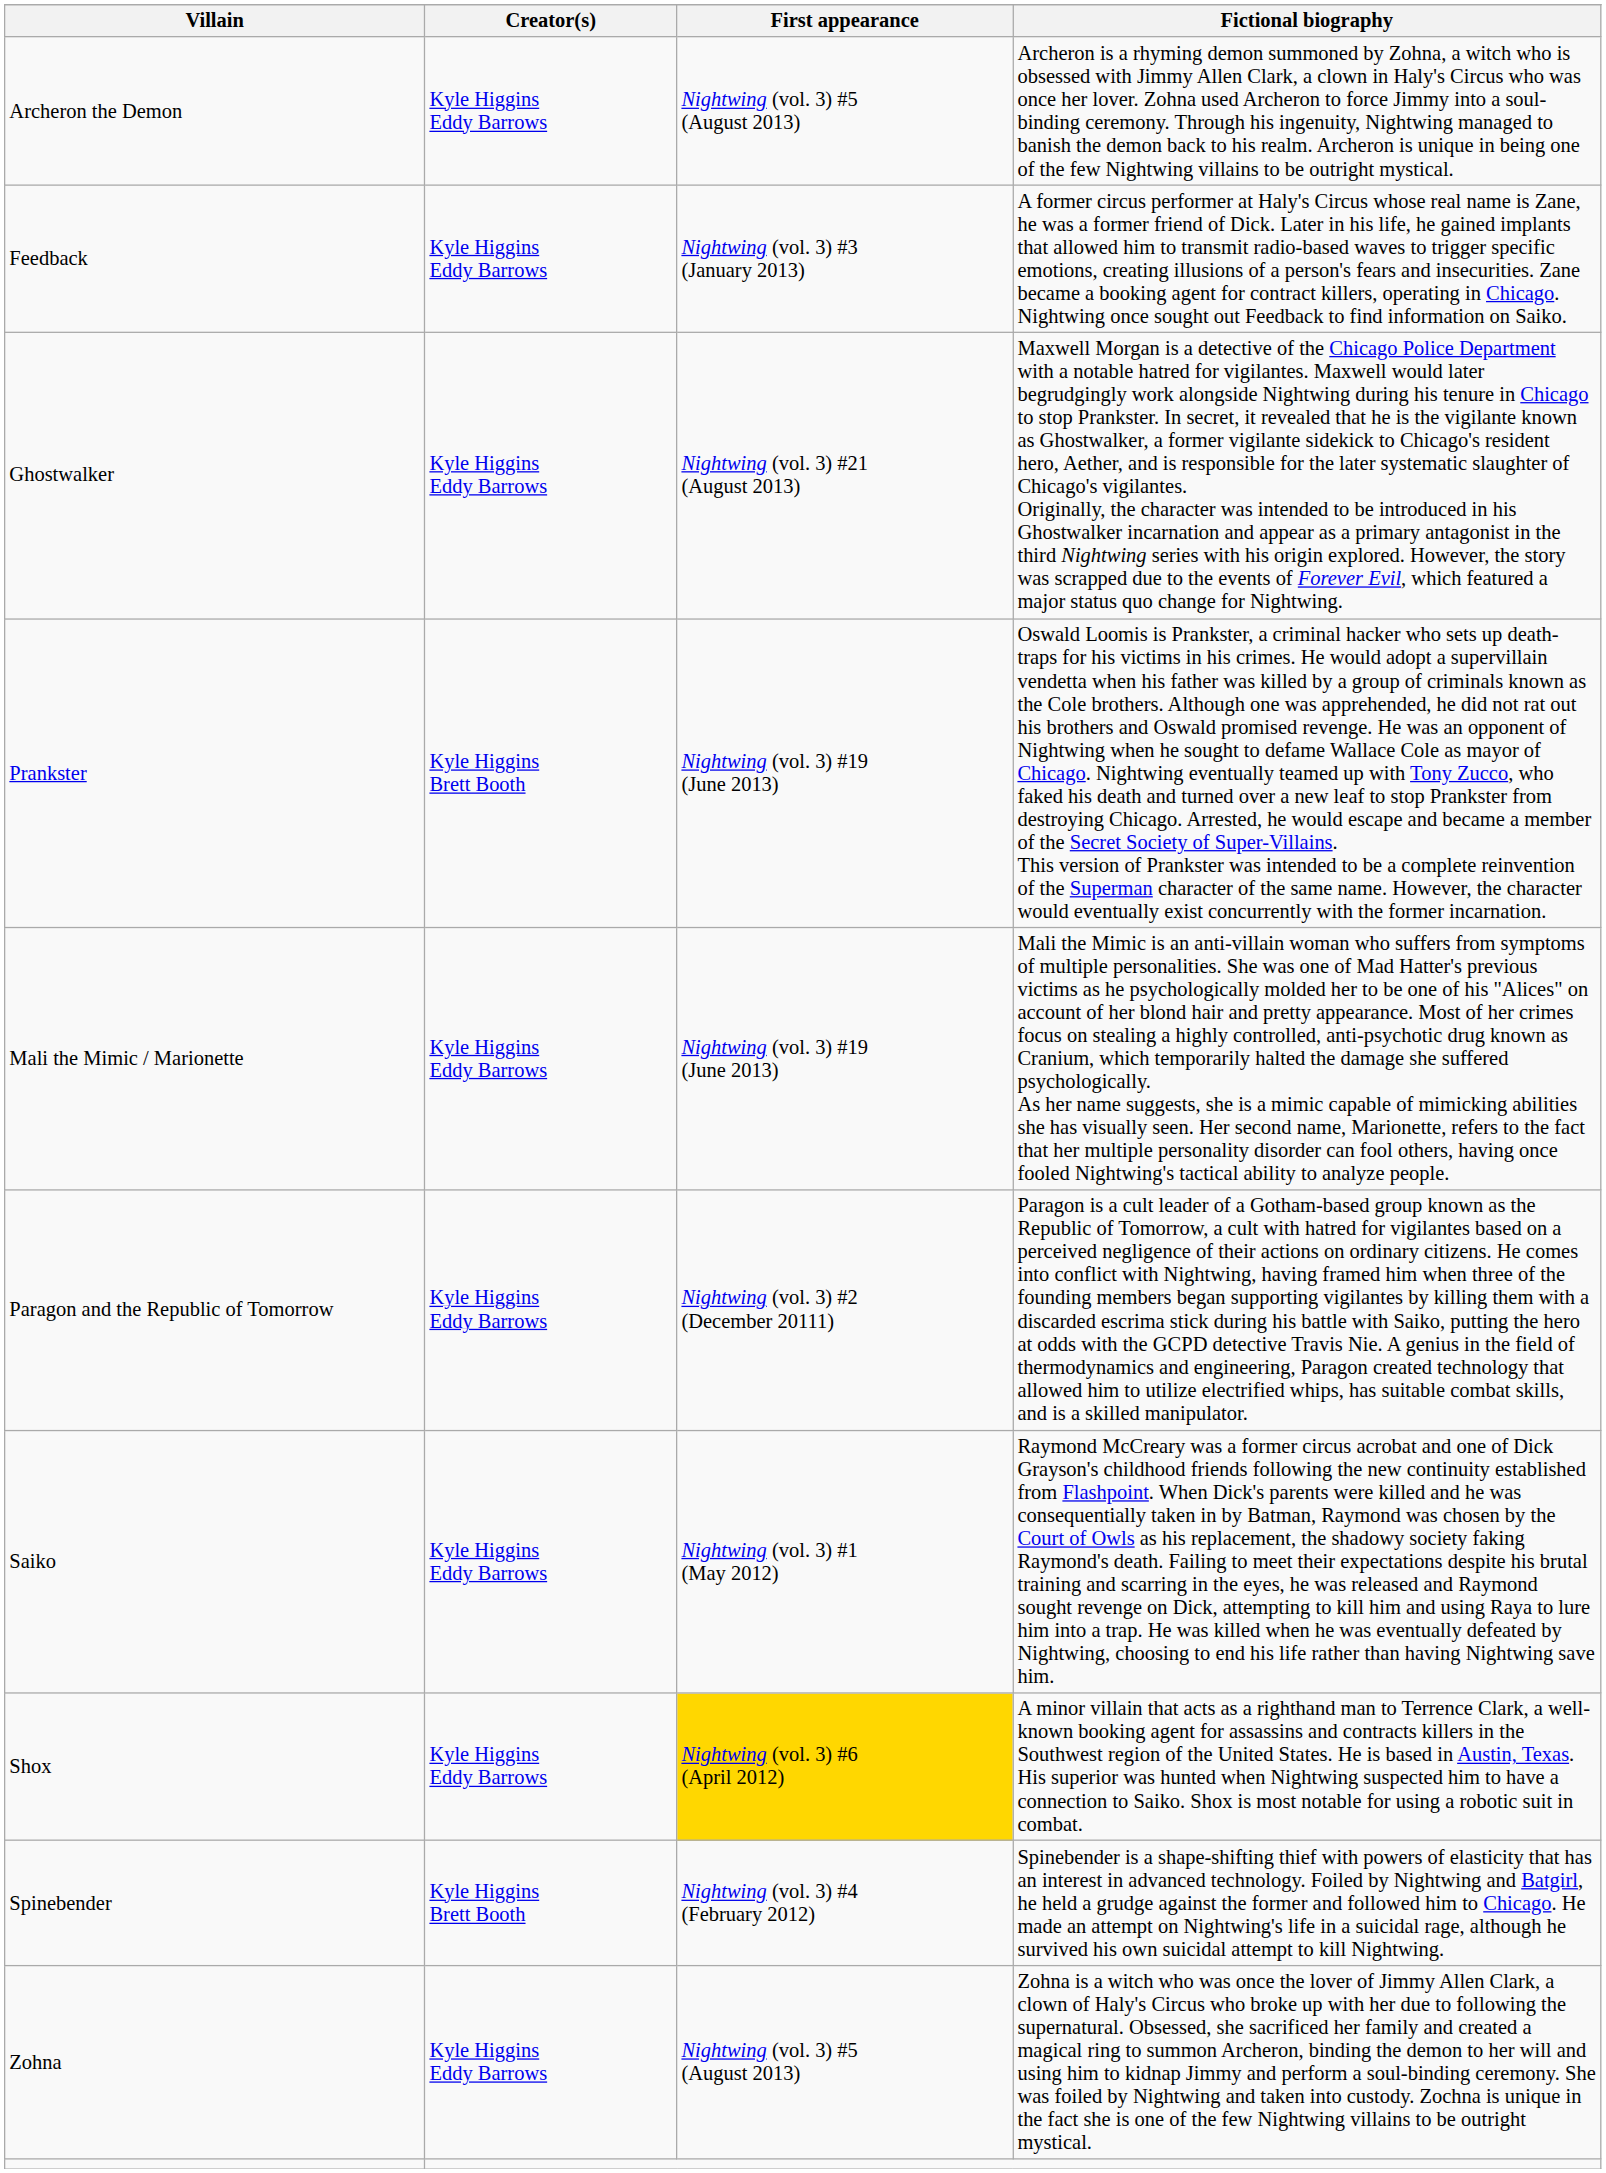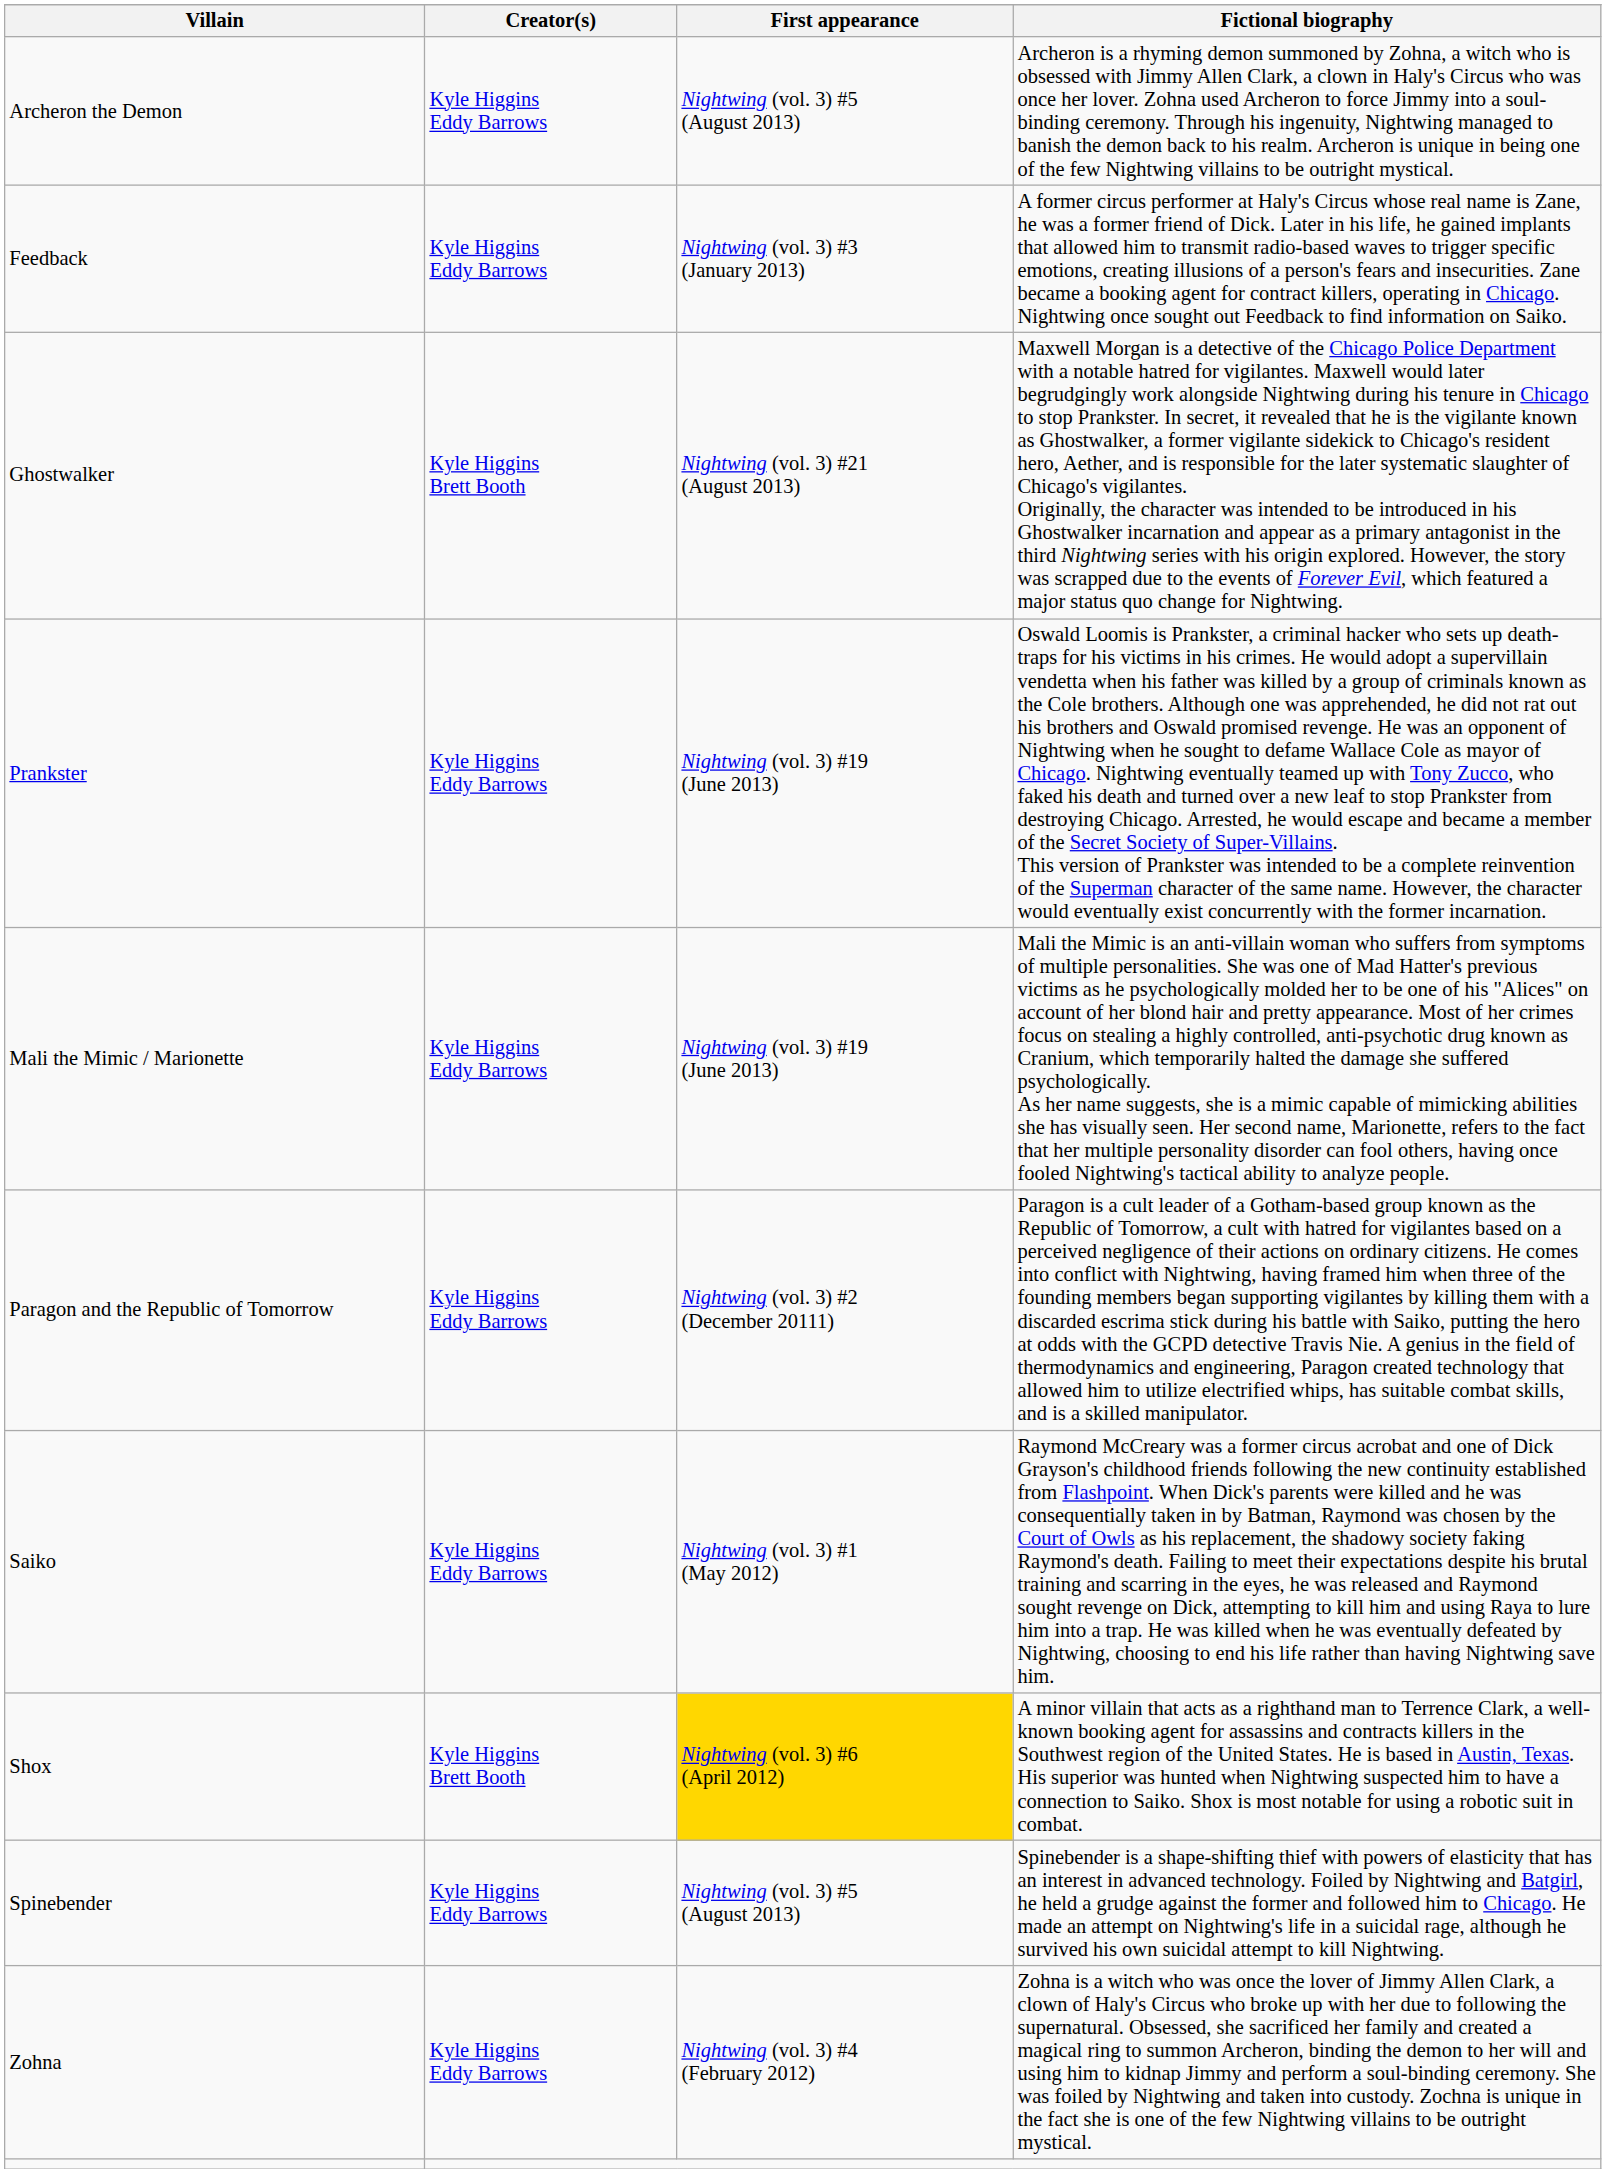(488, 475) Kyle Higgins Eddy Barrows -> (484, 475) Kyle Higgins Brett Booth
(484, 772) Kyle Higgins Brett Booth -> (488, 772) Kyle Higgins Eddy Barrows
(488, 1766) Kyle Higgins Eddy Barrows -> (484, 1766) Kyle Higgins Brett Booth
(484, 1902) Kyle Higgins Brett Booth -> (488, 1902) Kyle Higgins Eddy Barrows
(770, 1902) Nightwing (vol. 3) #4 (February 2012) -> (770, 1902) Nightwing (vol. 3) #5 (August 2013)
(770, 2062) Nightwing (vol. 3) #5 (August 2013) -> (770, 2062) Nightwing (vol. 3) #4 (February 2012)
